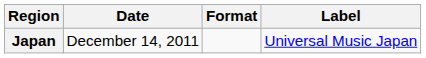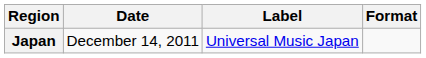columns swapped: (232, 16) <-> (341, 16)
